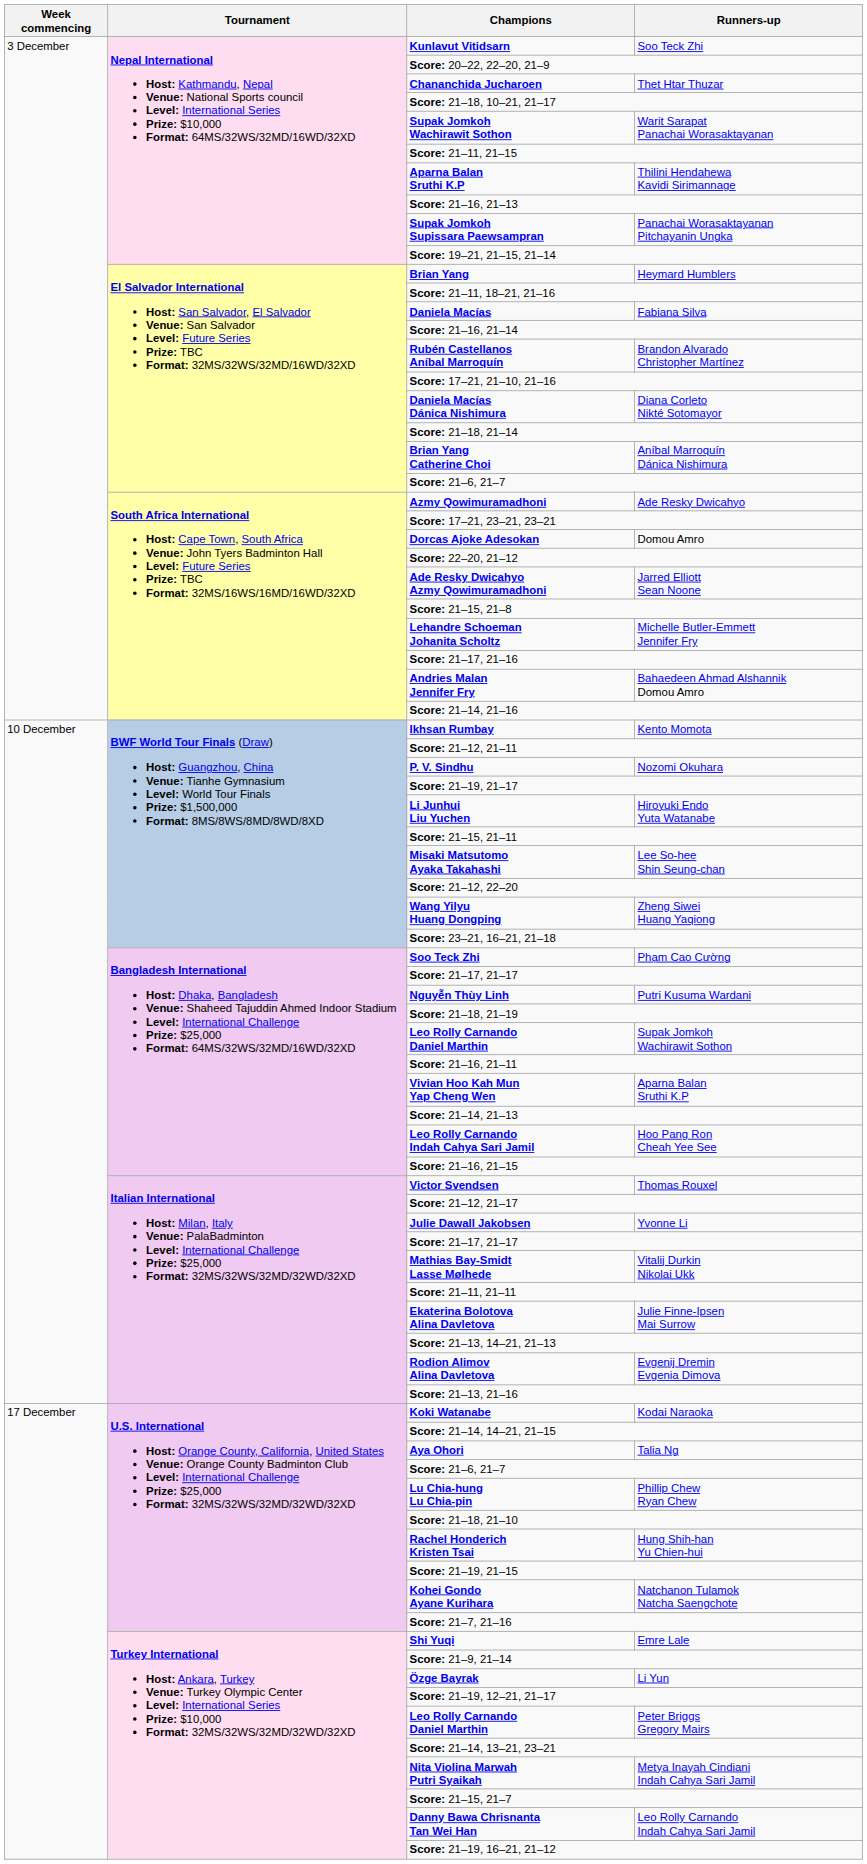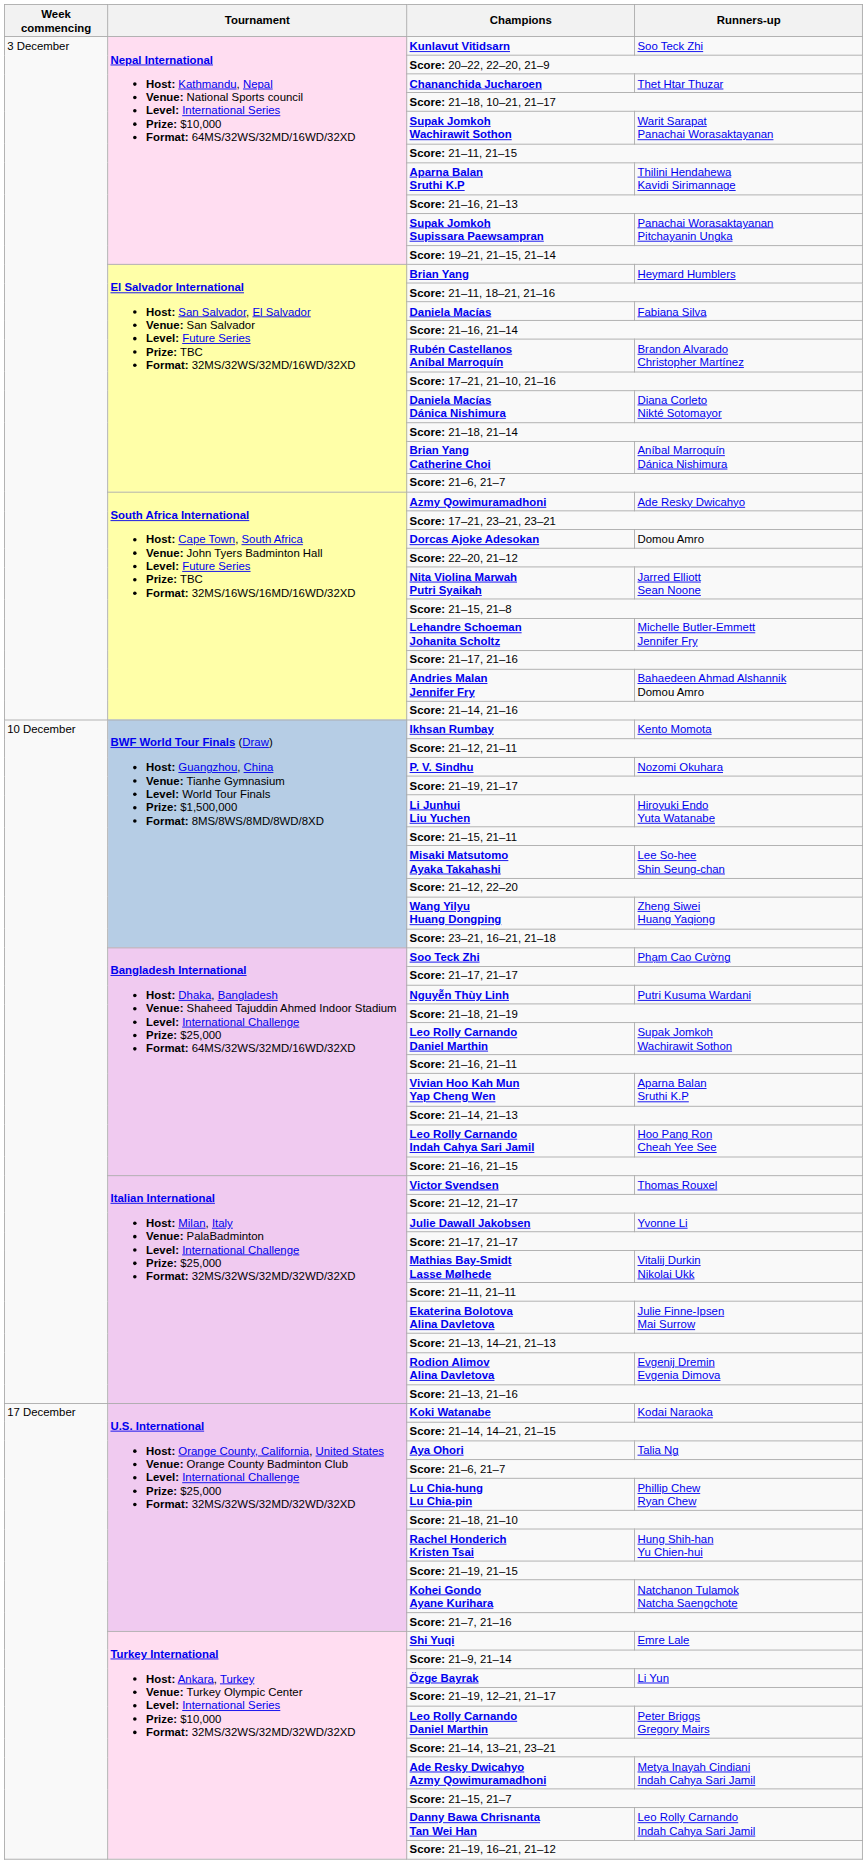(478, 583) Ade Resky Dwicahyo Azmy Qowimuramadhoni -> (463, 583) Nita Violina Marwah Putri Syaikah
(463, 1773) Nita Violina Marwah Putri Syaikah -> (478, 1773) Ade Resky Dwicahyo Azmy Qowimuramadhoni
